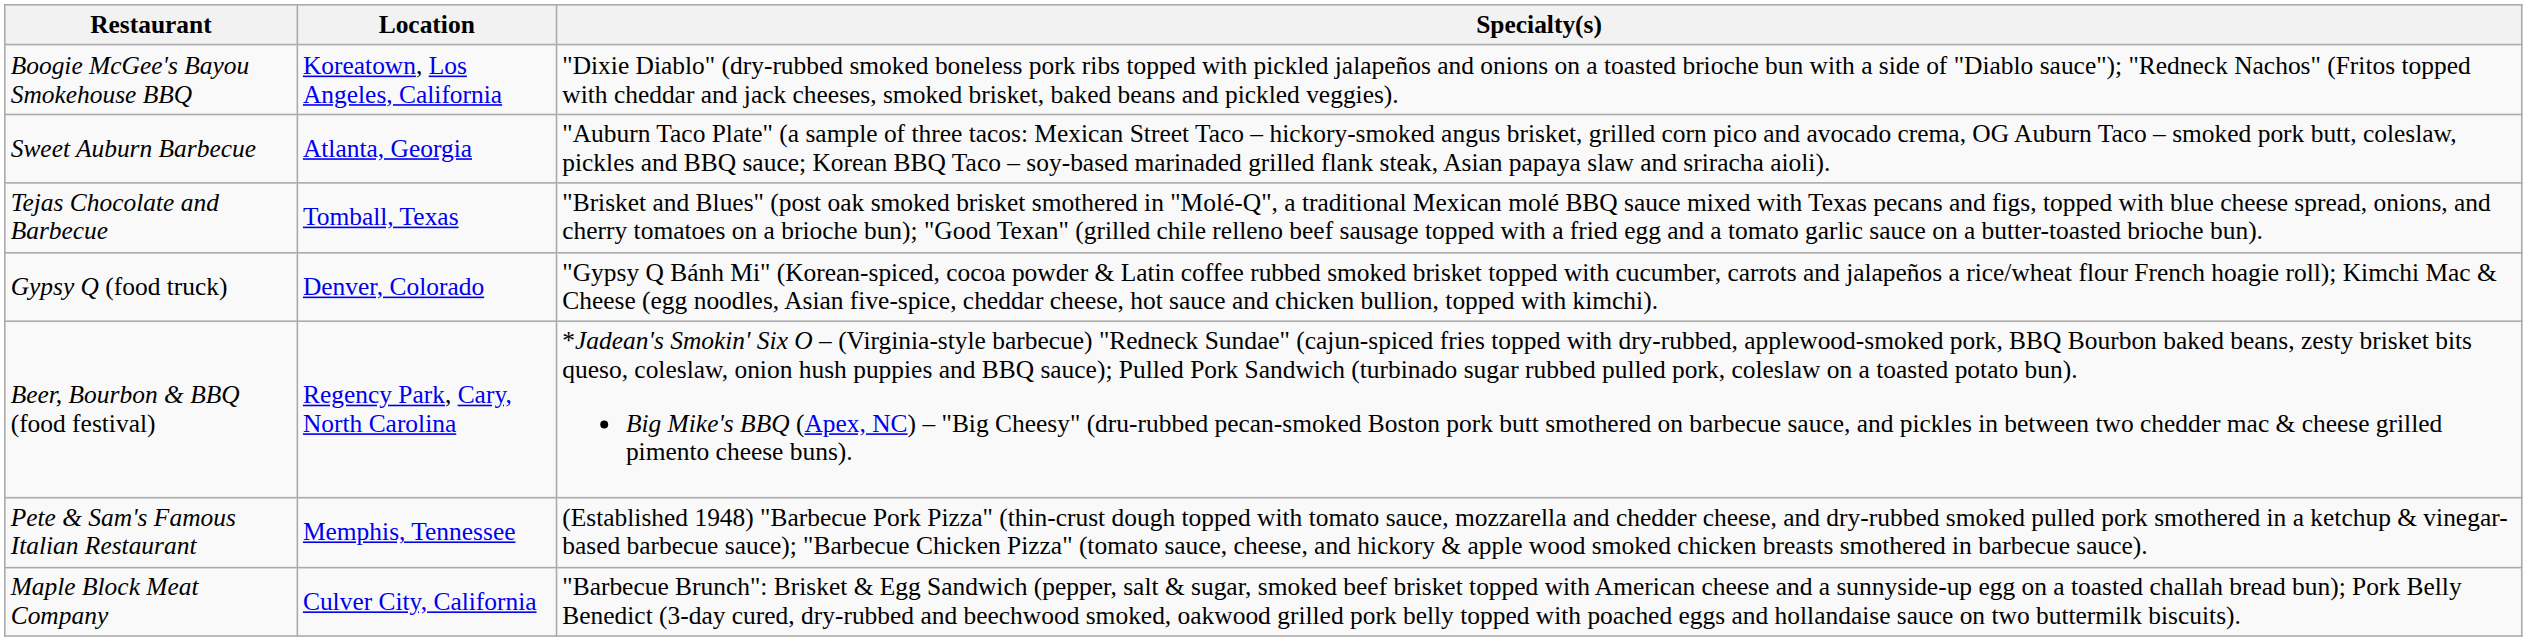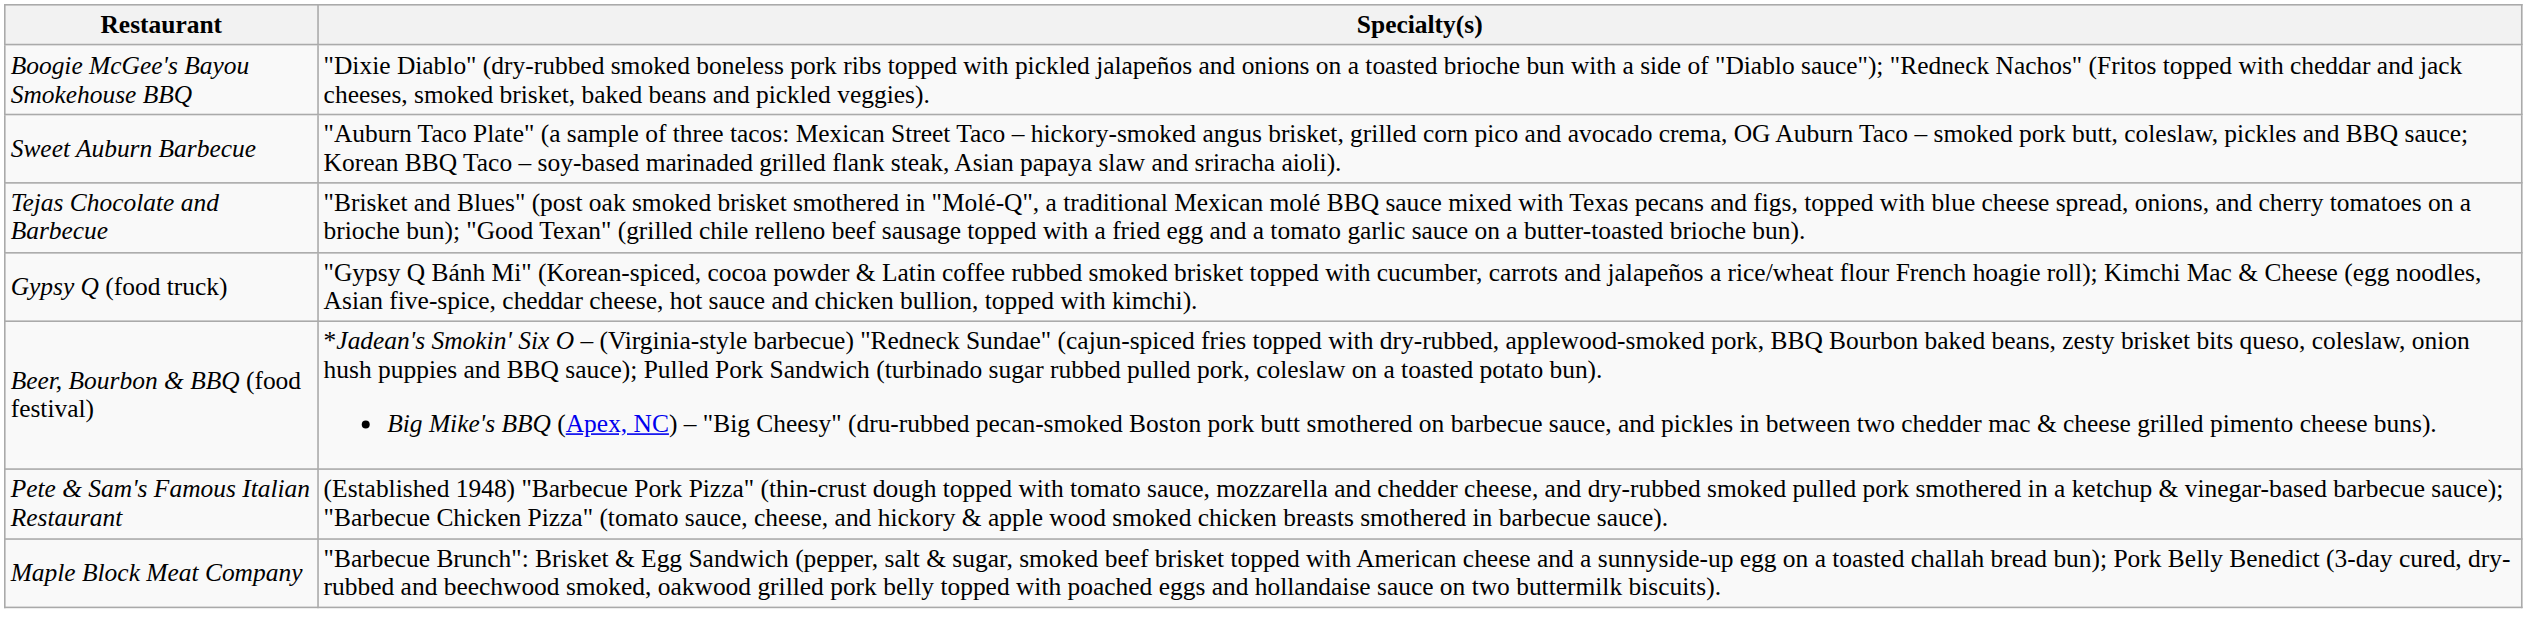- column: (427, 24)
